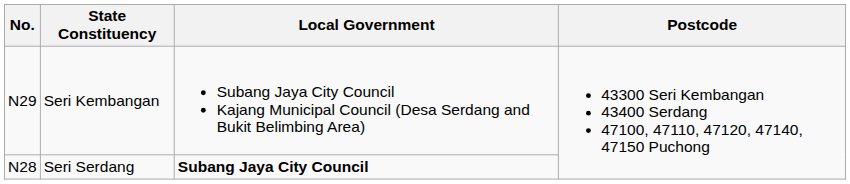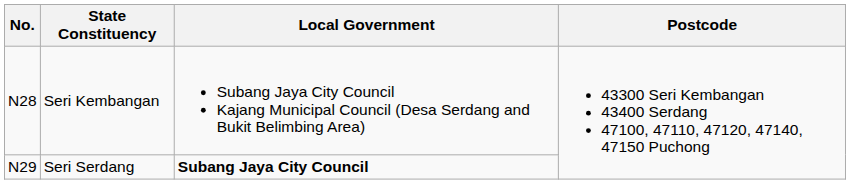(22, 100) N29 -> (22, 100) N28
(22, 166) N28 -> (22, 166) N29
